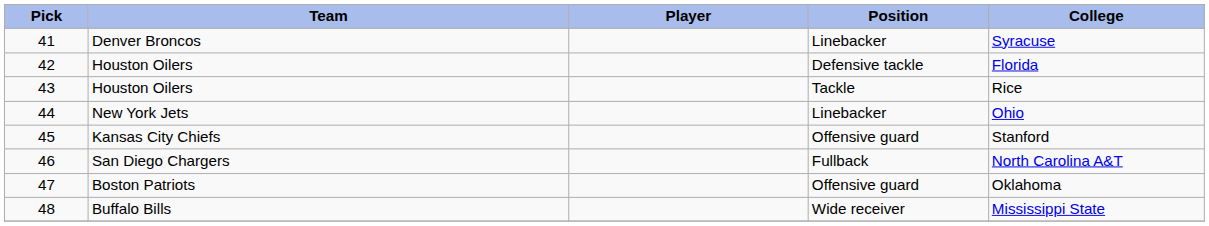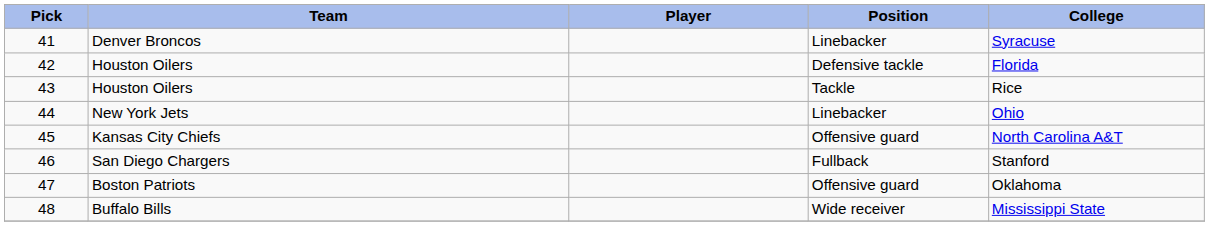(1021, 137) Stanford -> (1057, 137) North Carolina A&T
(1057, 161) North Carolina A&T -> (1021, 161) Stanford
